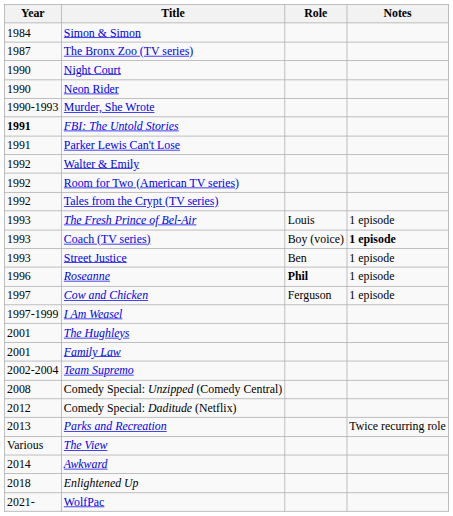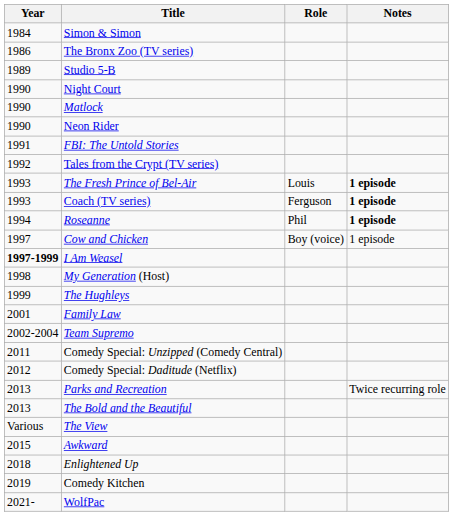(19, 51) 1987 -> (19, 51) 1986
+ row: (90, 70)
+ row: (83, 107)
- row: (109, 107)
(19, 126) bold -> (19, 145) normal
- row: (122, 145)
- row: (102, 164)
- row: (151, 182)
(372, 220) normal -> (373, 182) bold
(316, 239) Boy (voice) -> (310, 201) Ferguson
- row: (95, 257)
(19, 276) 1996 -> (19, 220) 1994
(298, 276) bold -> (297, 220) normal
(372, 276) normal -> (373, 220) bold
(310, 295) Ferguson -> (316, 239) Boy (voice)
(33, 314) normal -> (33, 257) bold
+ row: (116, 276)
(19, 333) 2001 -> (19, 295) 1999
(19, 389) 2008 -> (19, 351) 2011
+ row: (128, 408)
(19, 464) 2014 -> (19, 445) 2015
+ row: (104, 483)
